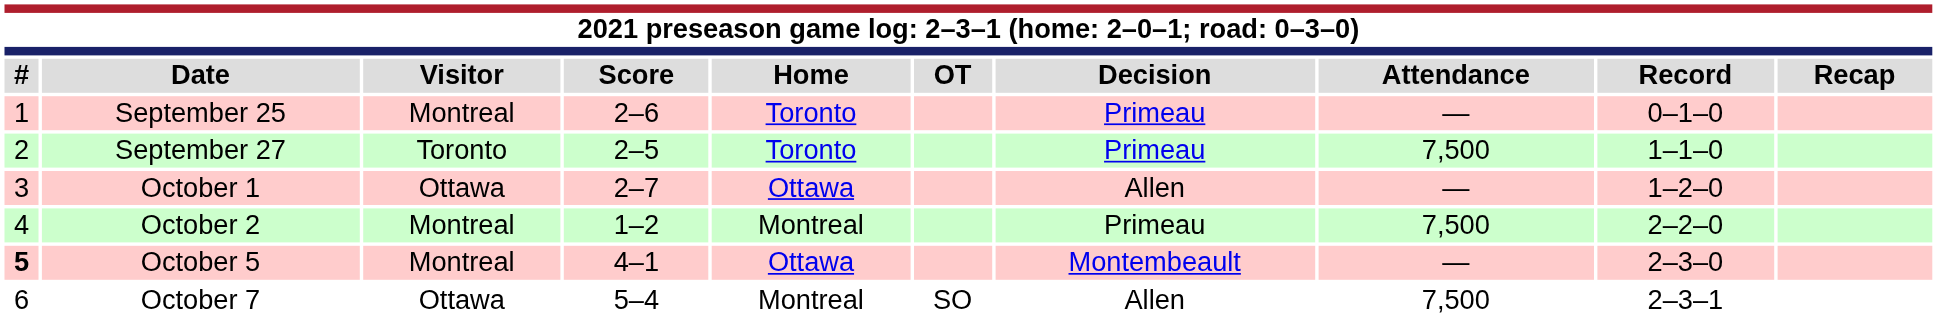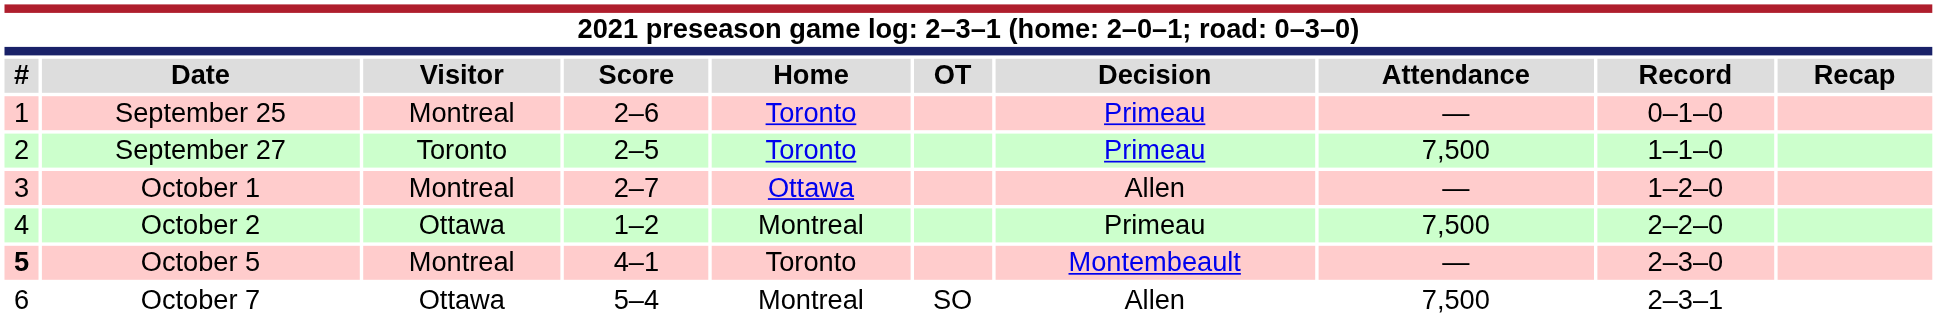(462, 187) Ottawa -> (462, 187) Montreal
(462, 225) Montreal -> (462, 225) Ottawa
(811, 262) Ottawa -> (811, 262) Toronto
